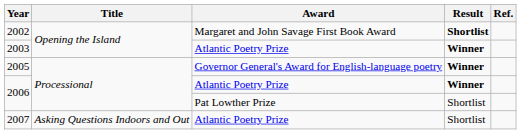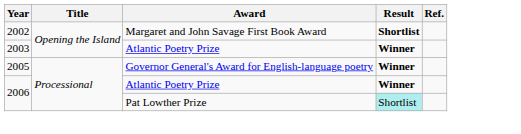(466, 102) no background -> (397, 102) paleturquoise background
- row: (18, 119)
